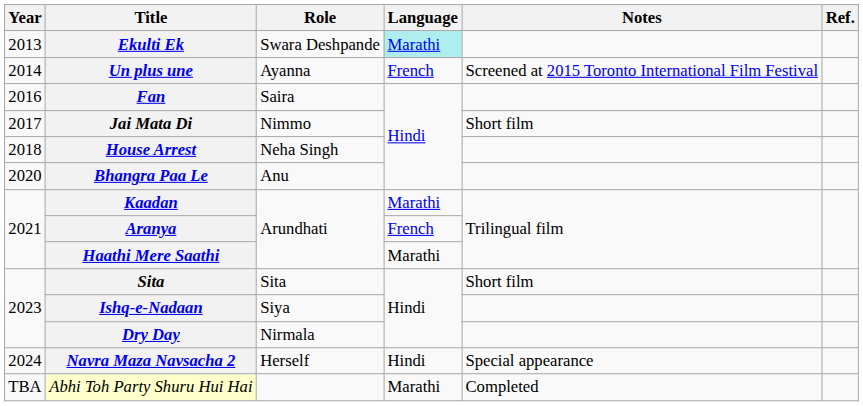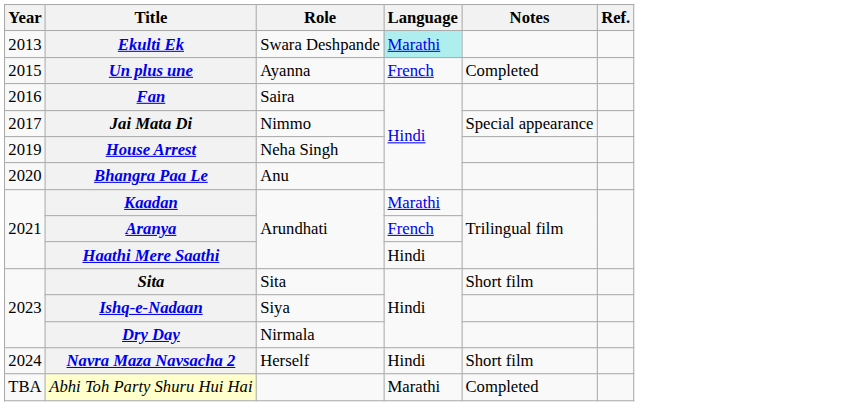(25, 70) 2014 -> (25, 70) 2015
(642, 70) Screened at 2015 Toronto International Film Festival -> (502, 70) Completed
(499, 123) Short film -> (529, 123) Special appearance
(25, 149) 2018 -> (25, 149) 2019
(414, 255) Marathi -> (407, 255) Hindi
(529, 360) Special appearance -> (499, 360) Short film
